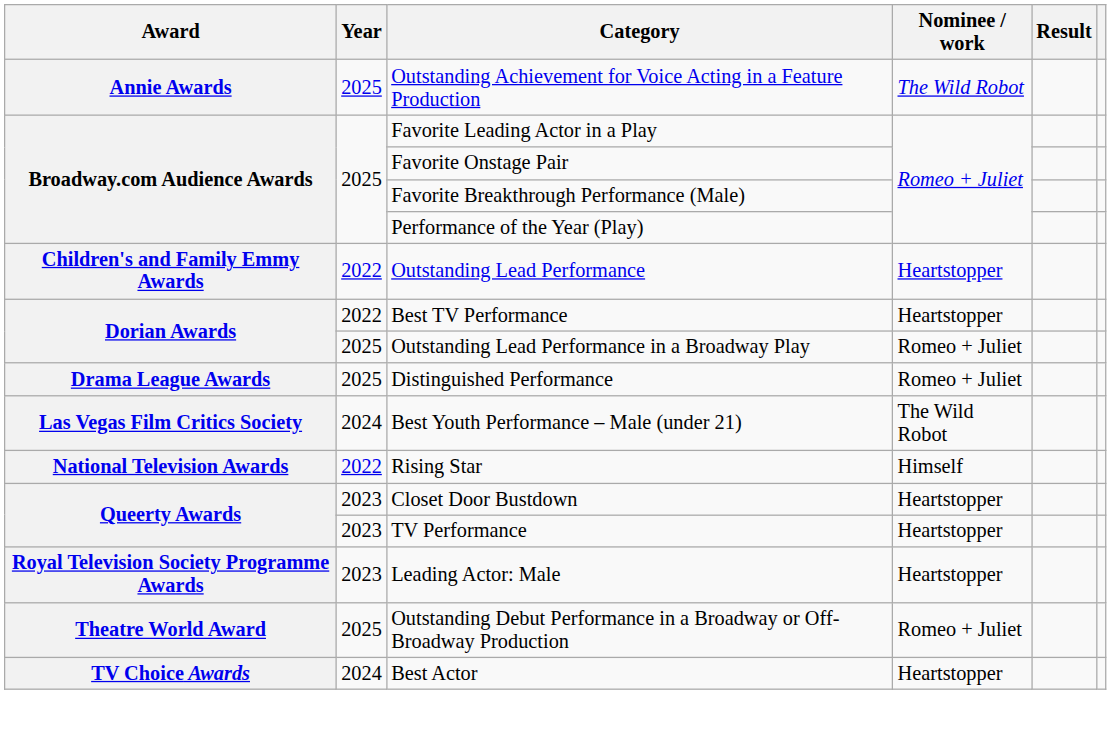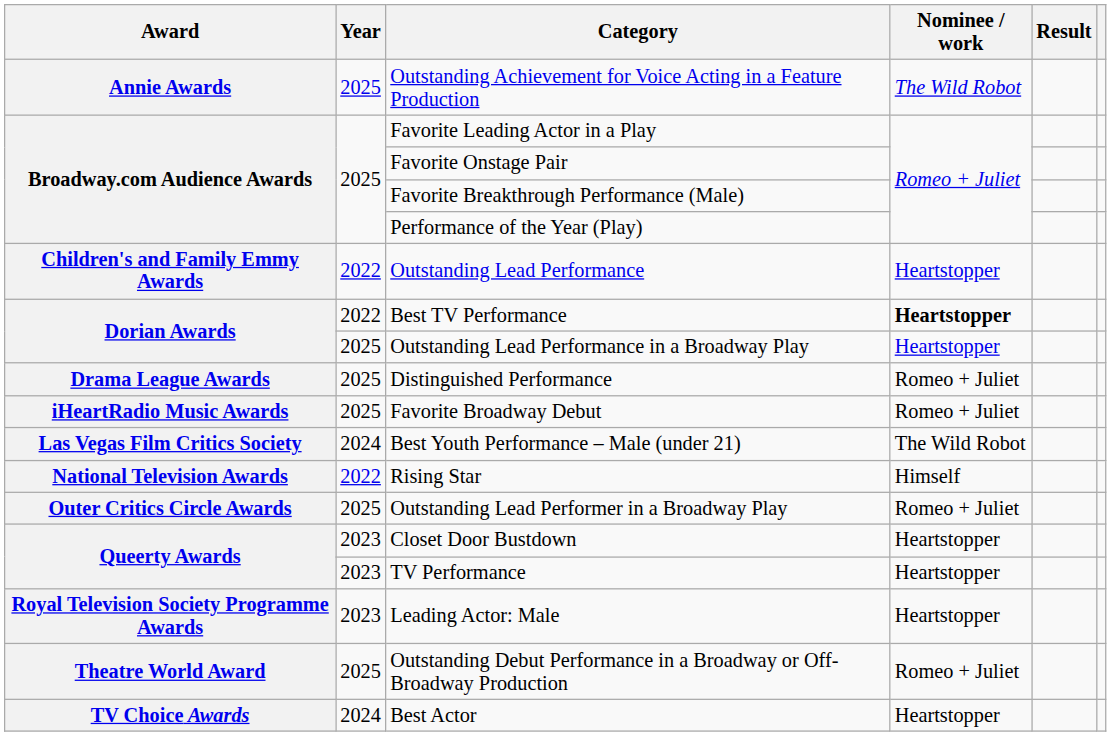(950, 314) normal -> (953, 314) bold
(960, 347) Romeo + Juliet -> (947, 347) Heartstopper
+ row: (496, 411)
+ row: (589, 508)
